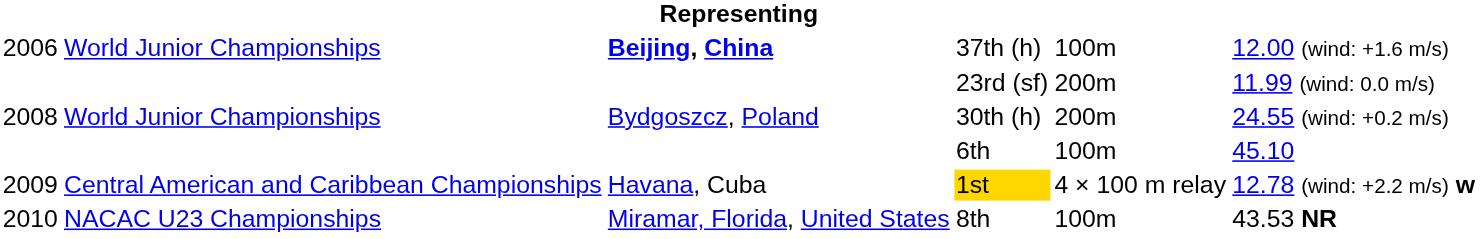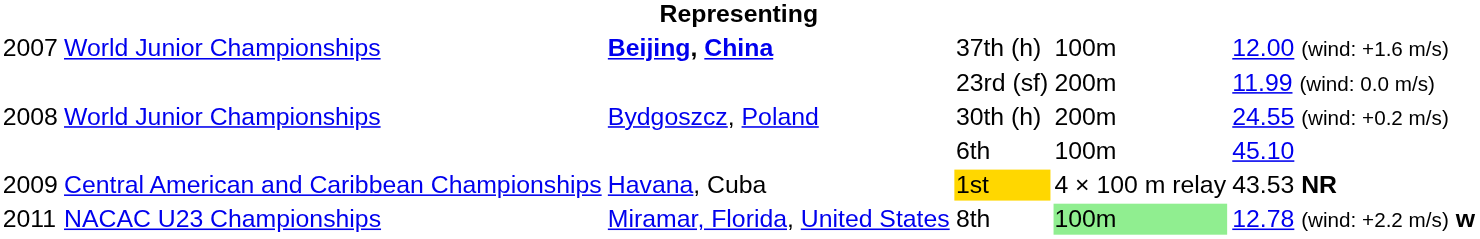(30, 48) 2006 -> (30, 48) 2007
(1354, 184) 12.78 (wind: +2.2 m/s) w -> (1285, 184) 43.53 NR
(30, 218) 2010 -> (29, 218) 2011
(1085, 218) no background -> (1085, 218) lightgreen background
(1285, 218) 43.53 NR -> (1354, 218) 12.78 (wind: +2.2 m/s) w
